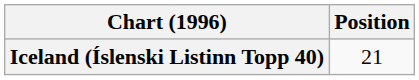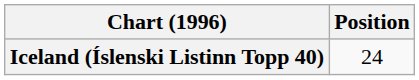(372, 56) 21 -> (372, 56) 24
